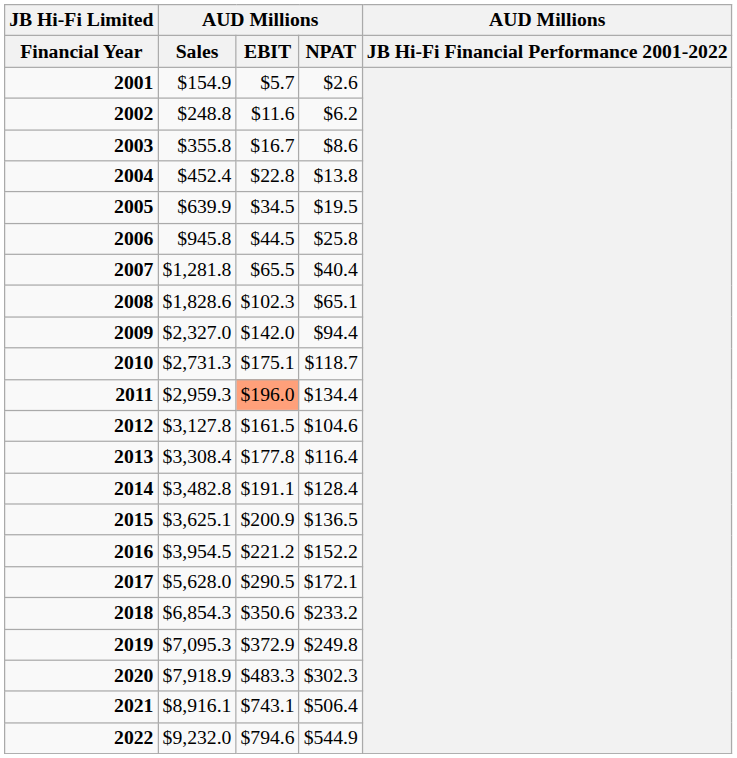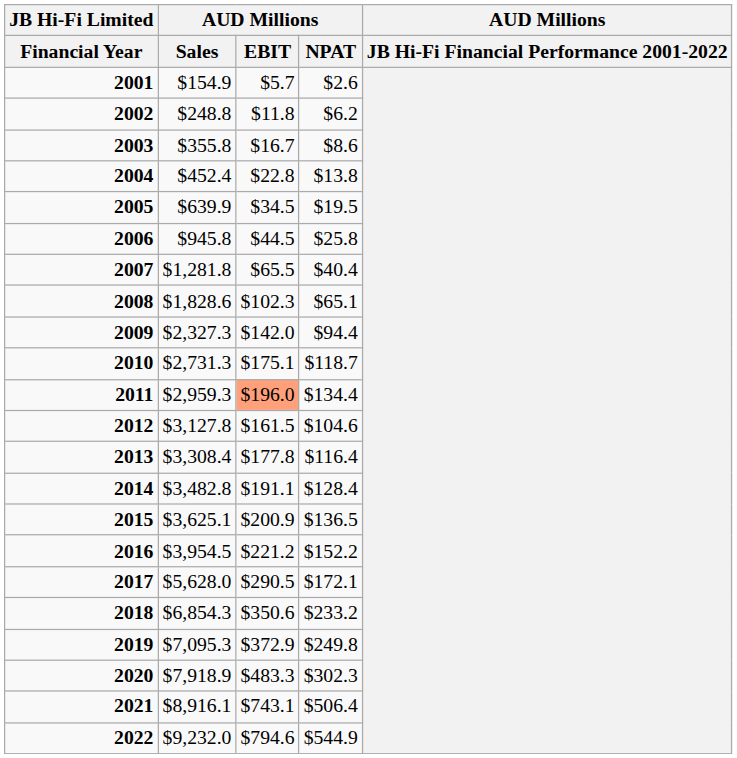(273, 113) $11.6 -> (273, 113) $11.8
(197, 332) $2,327.0 -> (197, 332) $2,327.3
